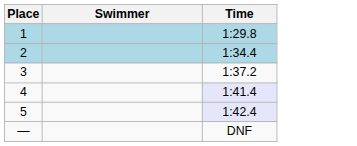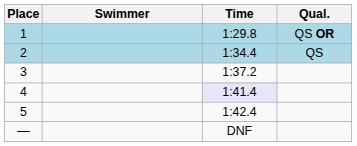+ column: (314, 14)
(239, 111) lavender background -> (239, 111) no background
